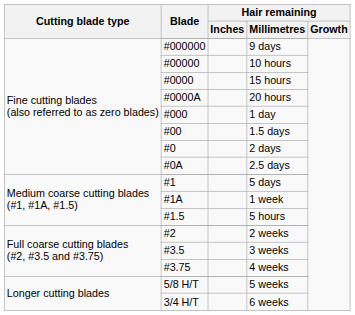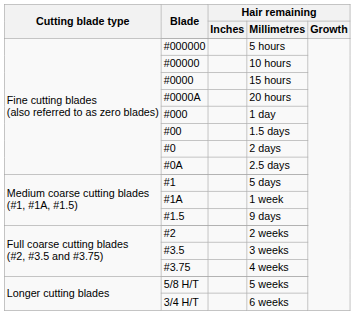(265, 47) 9 days -> (267, 47) 5 hours
(267, 217) 5 hours -> (265, 217) 9 days
